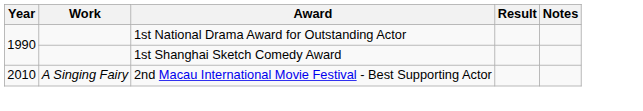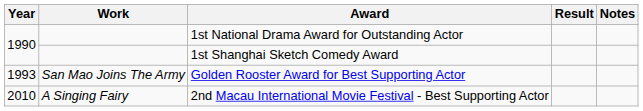+ row: (328, 75)
